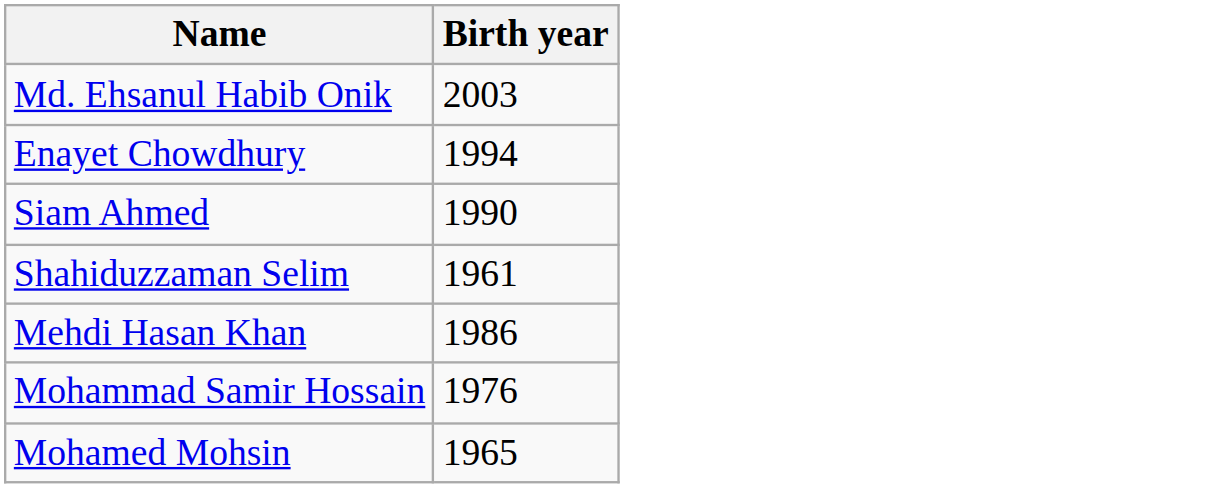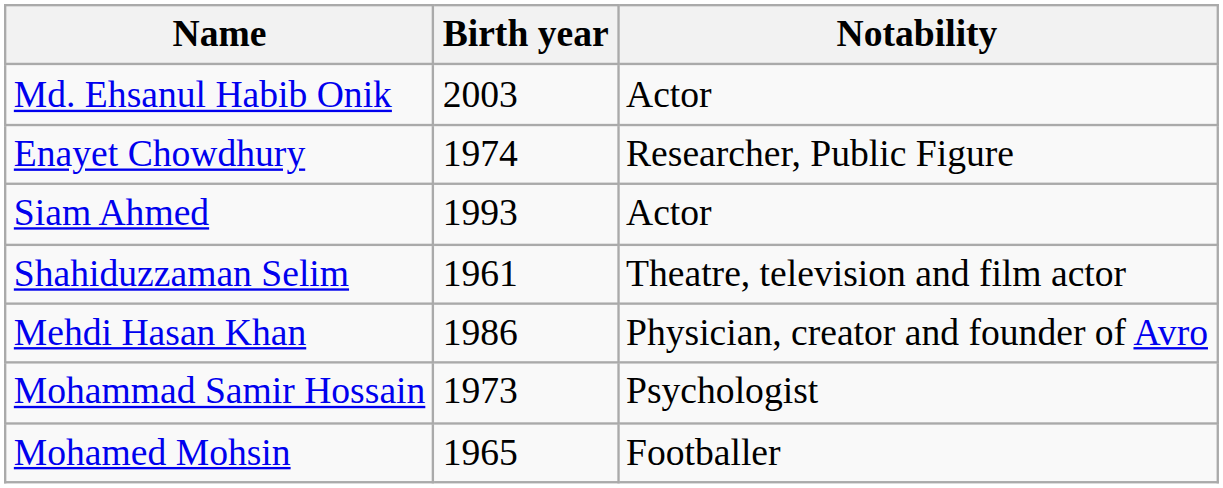+ column: (917, 34)
(480, 153) 1994 -> (480, 153) 1974
(480, 213) 1990 -> (480, 213) 1993
(480, 392) 1976 -> (480, 392) 1973
